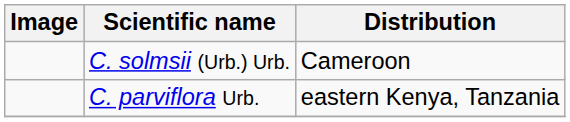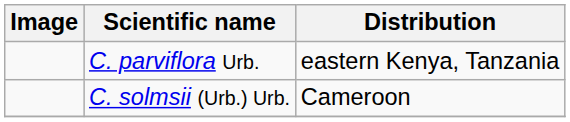rows swapped: (174, 97) <-> (189, 60)
